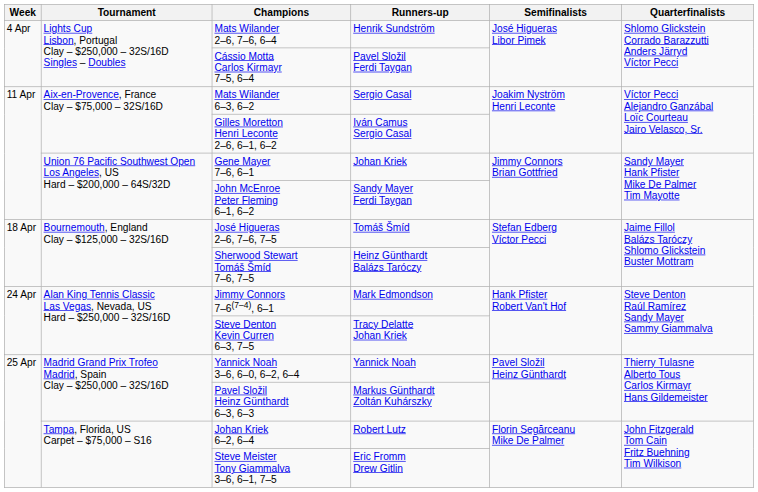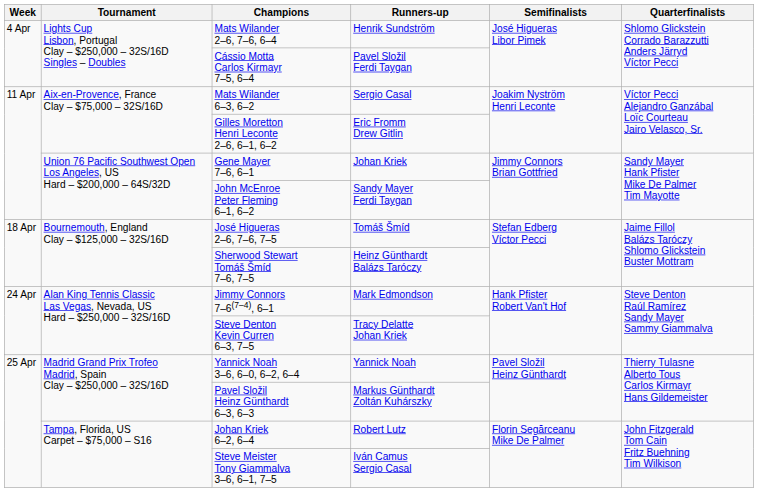(382, 128) Iván Camus Sergio Casal -> (380, 128) Eric Fromm Drew Gitlin
(380, 462) Eric Fromm Drew Gitlin -> (382, 462) Iván Camus Sergio Casal
